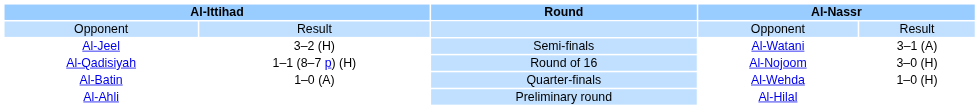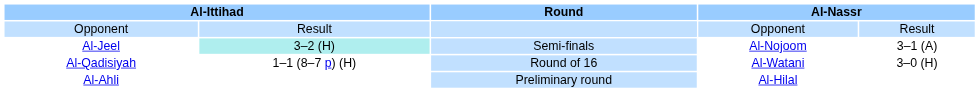(314, 46) no background -> (314, 46) paleturquoise background
(778, 46) Al-Watani -> (778, 46) Al-Nojoom
(778, 63) Al-Nojoom -> (778, 63) Al-Watani
- row: (101, 80)
